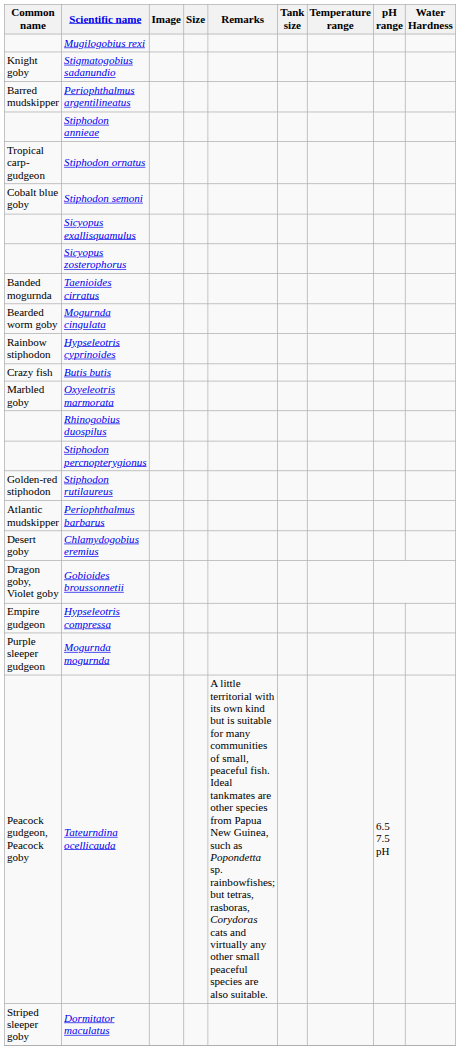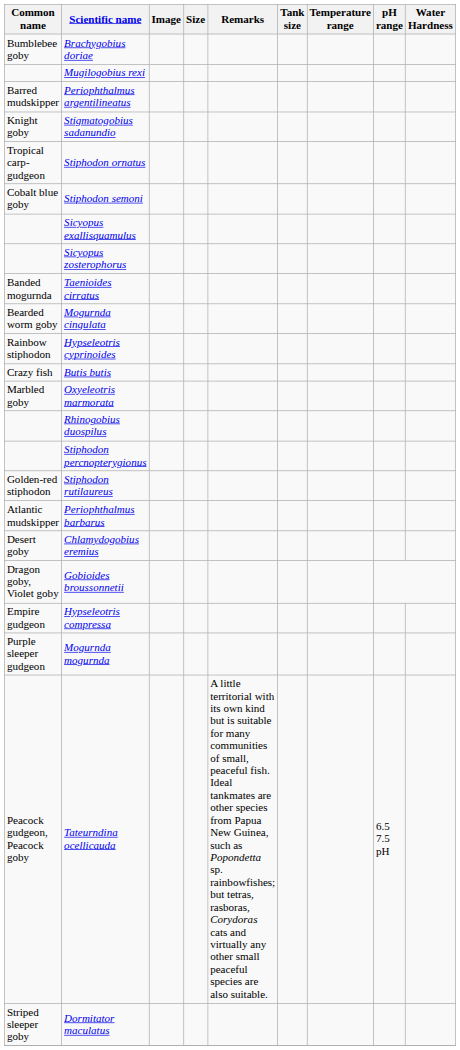+ row: (95, 49)
rows swapped: (98, 66) <-> (99, 96)
- row: (86, 126)
